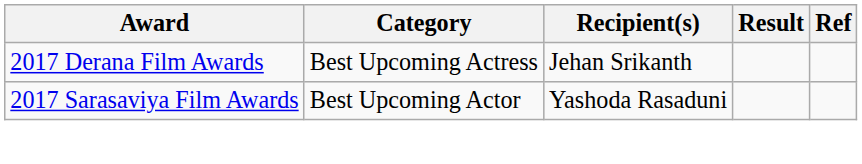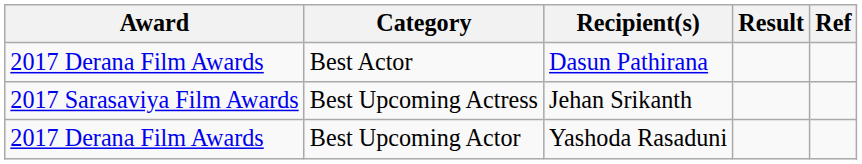+ row: (361, 61)
(137, 61) 2017 Derana Film Awards -> (154, 100) 2017 Sarasaviya Film Awards
(154, 100) 2017 Sarasaviya Film Awards -> (137, 138) 2017 Derana Film Awards
